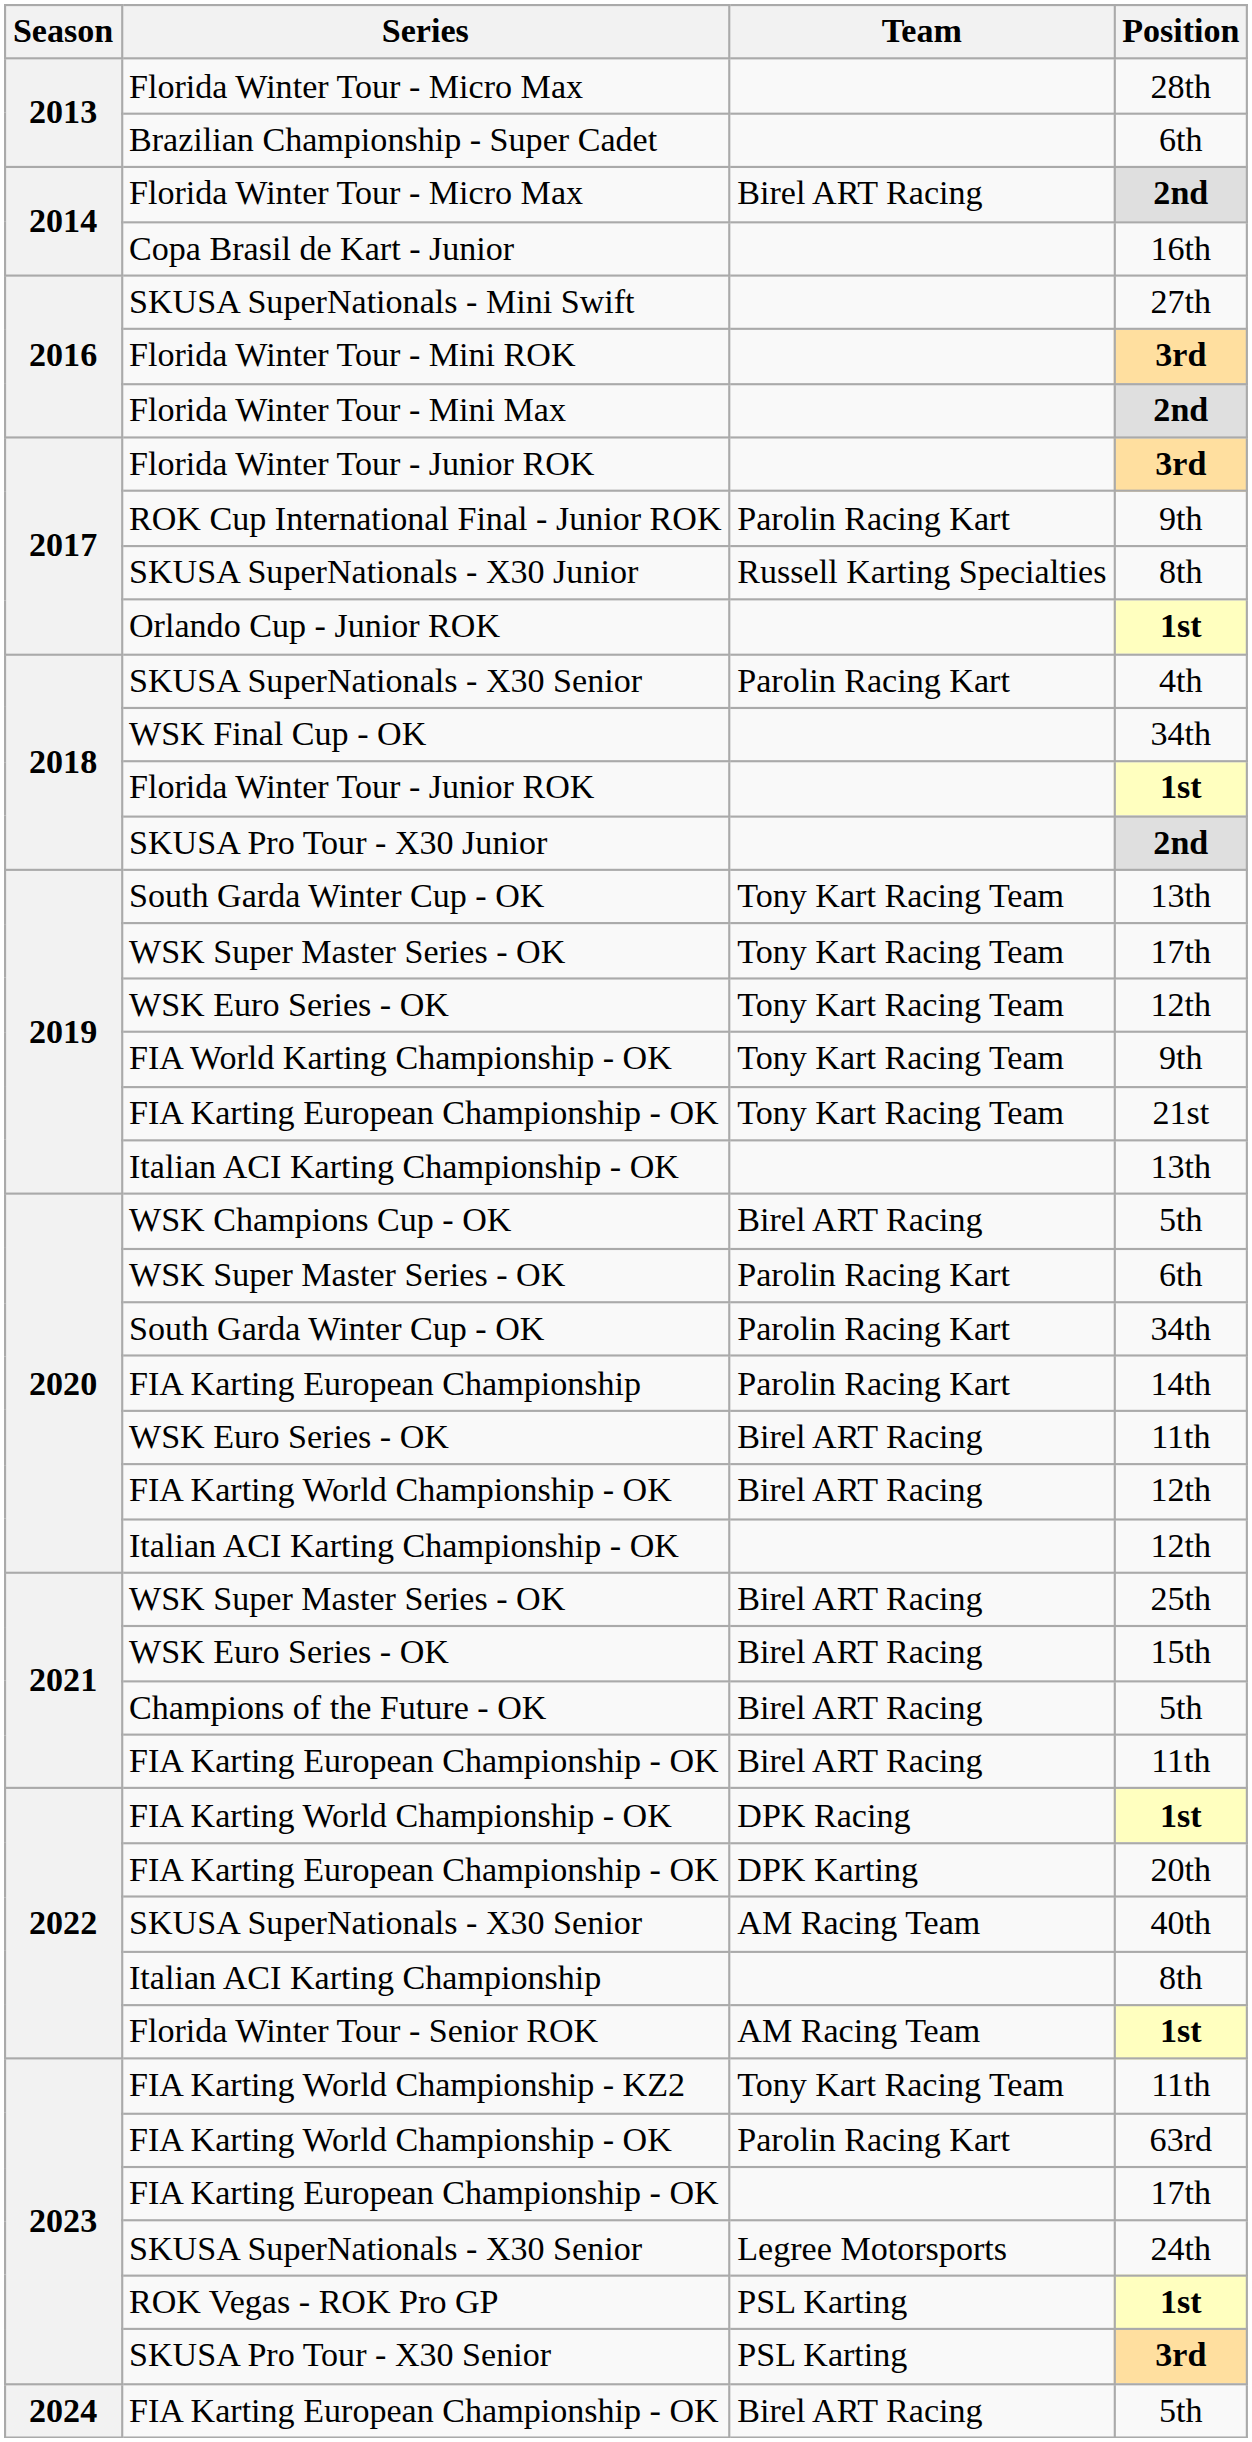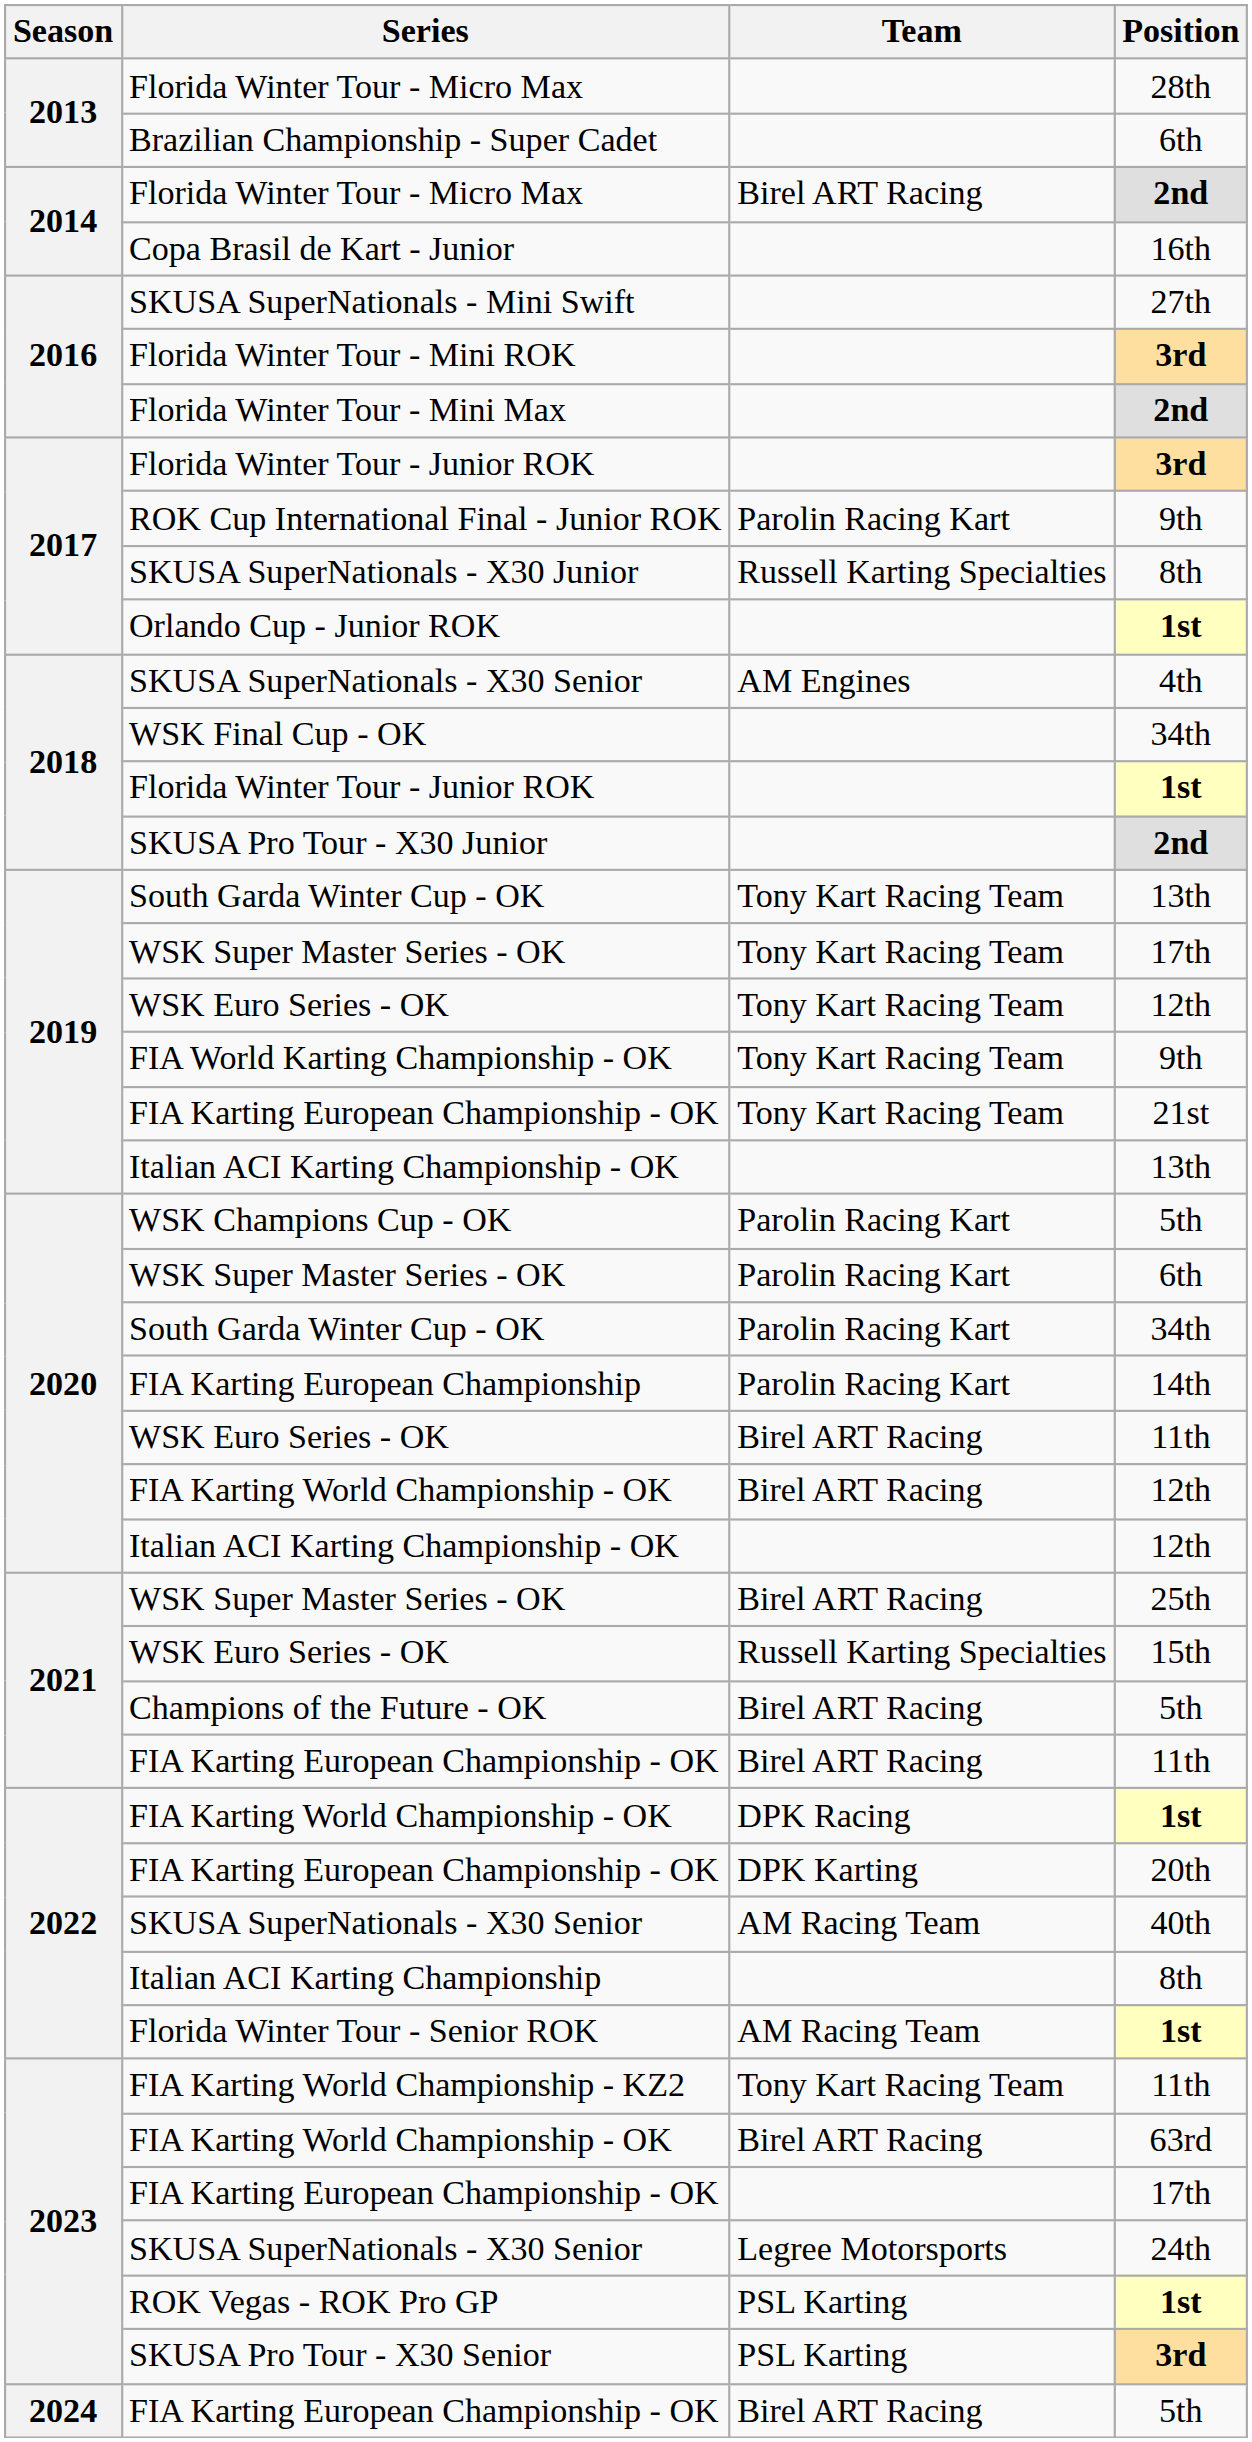(874, 680) Parolin Racing Kart -> (824, 680) AM Engines
(860, 1220) Birel ART Racing -> (874, 1220) Parolin Racing Kart
(860, 1652) Birel ART Racing -> (922, 1652) Russell Karting Specialties
(874, 2139) Parolin Racing Kart -> (860, 2139) Birel ART Racing
